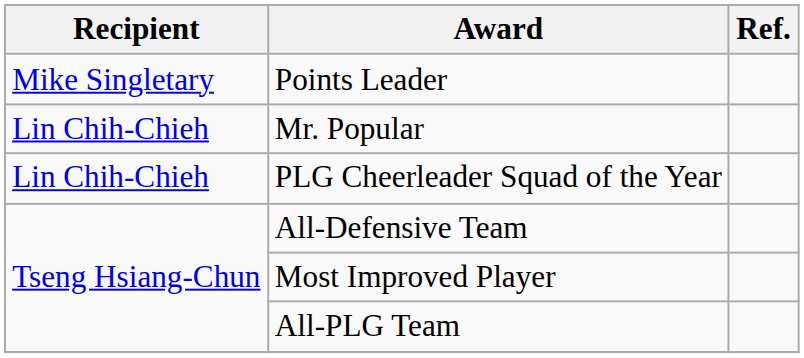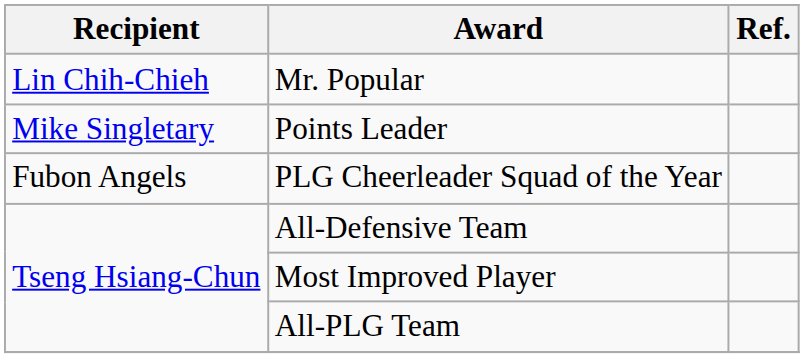rows swapped: (361, 78) <-> (349, 128)
(111, 177) Lin Chih-Chieh -> (99, 177) Fubon Angels
